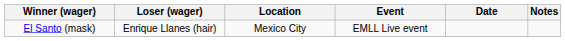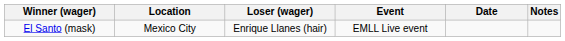columns swapped: (170, 12) <-> (280, 12)
